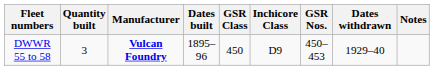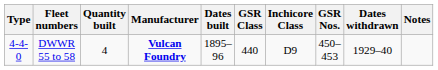+ column: (19, 19)
(84, 50) 3 -> (104, 50) 4
(235, 50) 450 -> (250, 50) 440
